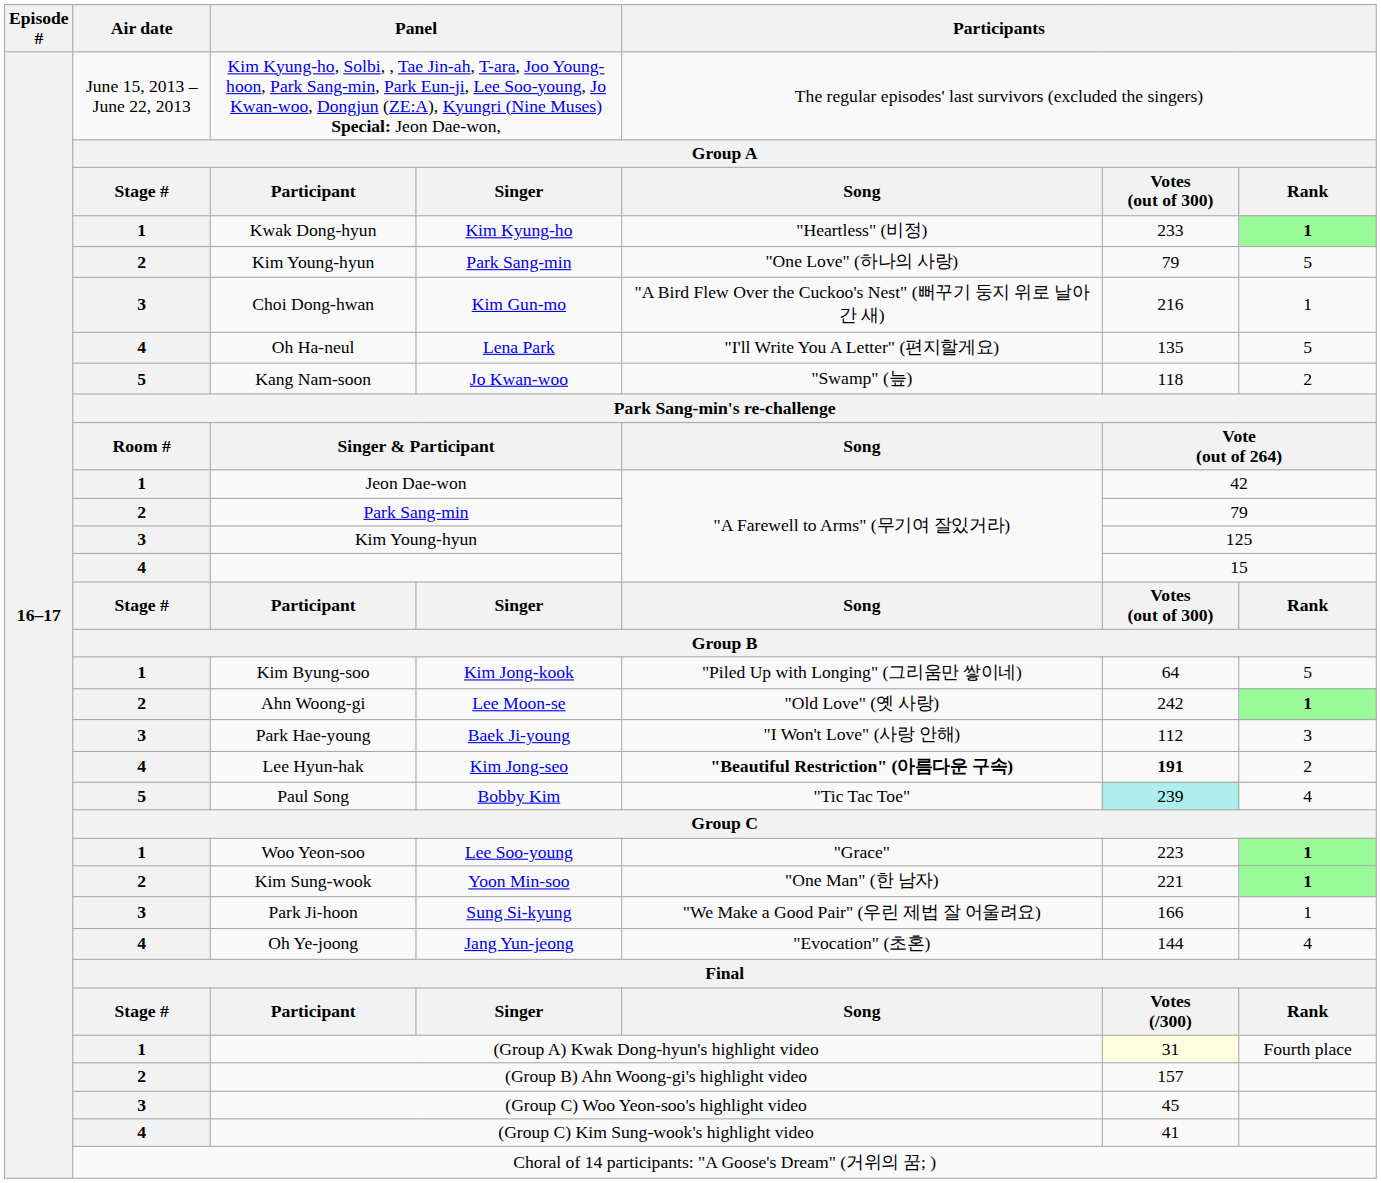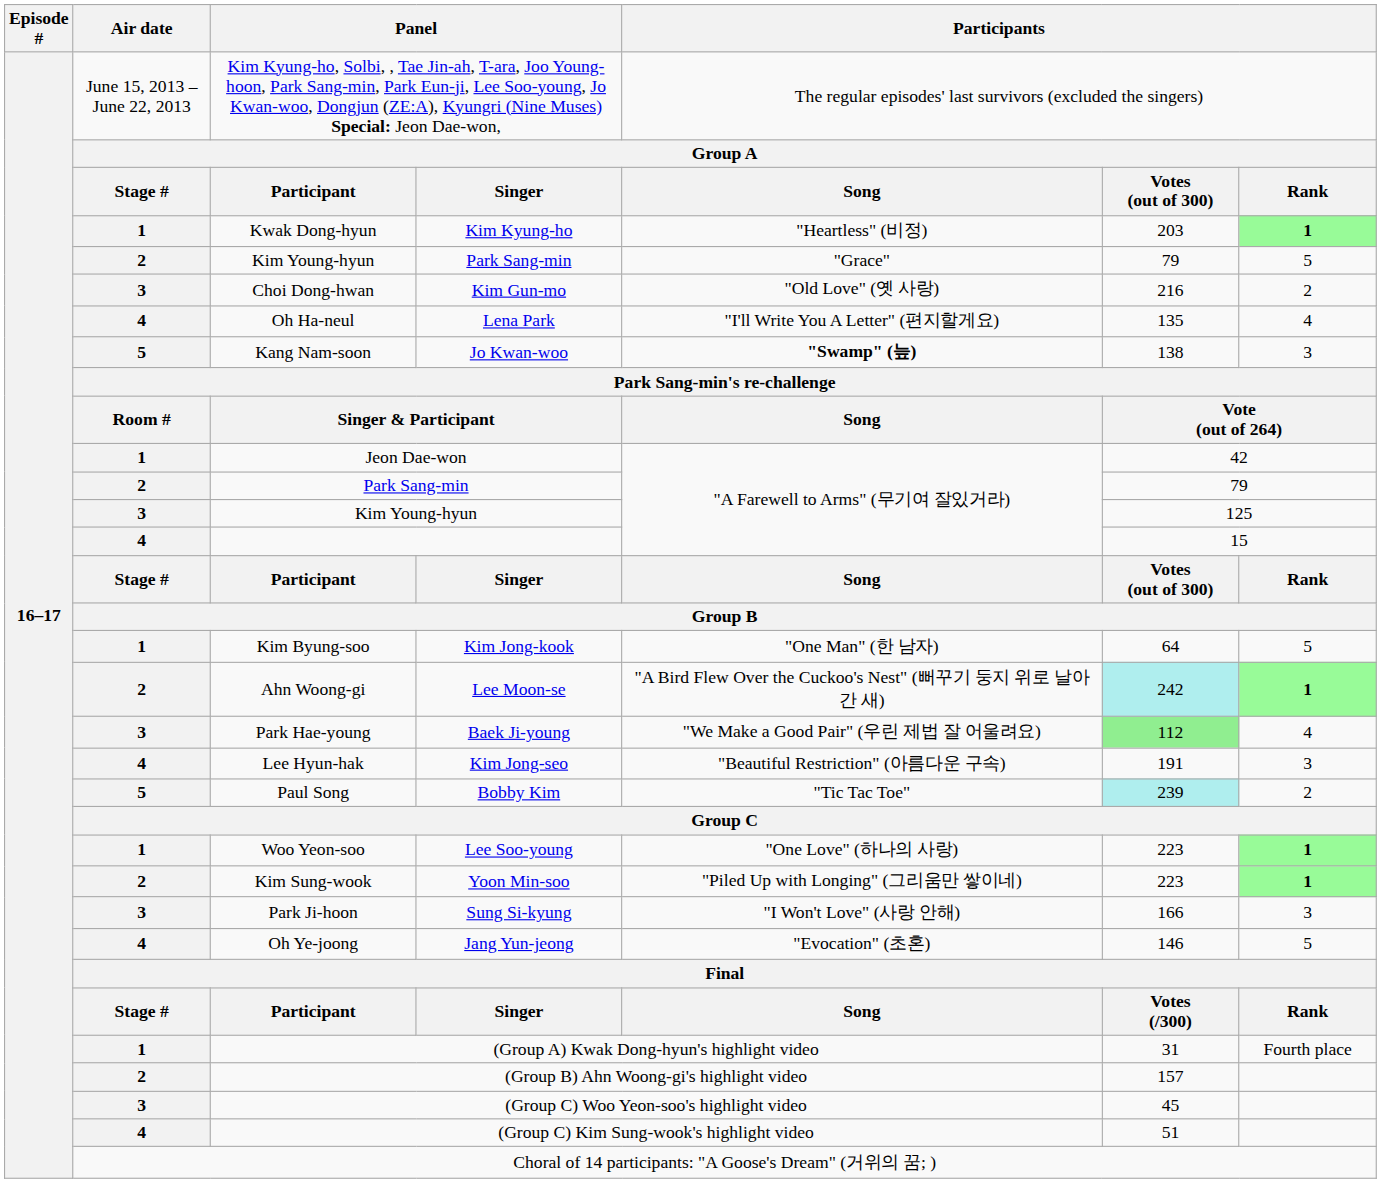(1170, 230) 233 -> (1170, 230) 203
(862, 261) "One Love" (하나의 사랑) -> (862, 260) "Grace"
(862, 304) "A Bird Flew Over the Cuckoo's Nest" (뻐꾸기 둥지 위로 날아간 새) -> (862, 289) "Old Love" (옛 사랑)
(1308, 304) 1 -> (1308, 289) 2
(1308, 347) 5 -> (1308, 321) 4
(862, 378) normal -> (862, 351) bold
(1170, 378) 118 -> (1170, 352) 138
(1308, 378) 2 -> (1308, 352) 3
(862, 672) "Piled Up with Longing" (그리움만 쌓이네) -> (862, 645) "One Man" (한 남자)
(862, 703) "Old Love" (옛 사랑) -> (862, 688) "A Bird Flew Over the Cuckoo's Nest" (뻐꾸기 둥지 위로 날아간 새)
(1170, 704) no background -> (1170, 689) paleturquoise background
(862, 734) "I Won't Love" (사랑 안해) -> (862, 731) "We Make a Good Pair" (우린 제법 잘 어울려요)
(1170, 735) no background -> (1170, 731) lightgreen background
(1308, 735) 3 -> (1308, 731) 4
(862, 765) bold -> (862, 762) normal
(1170, 766) bold -> (1170, 763) normal
(1308, 766) 2 -> (1308, 763) 3
(1308, 796) 4 -> (1308, 792) 2
(862, 851) "Grace" -> (862, 849) "One Love" (하나의 사랑)
(862, 880) "One Man" (한 남자) -> (862, 880) "Piled Up with Longing" (그리움만 쌓이네)
(1170, 881) 221 -> (1170, 881) 223
(862, 912) "We Make a Good Pair" (우린 제법 잘 어울려요) -> (862, 912) "I Won't Love" (사랑 안해)
(1308, 912) 1 -> (1308, 912) 3
(1170, 943) 144 -> (1170, 943) 146
(1308, 943) 4 -> (1308, 943) 5
(1170, 1049) lightyellow background -> (1170, 1049) no background
(1170, 1132) 41 -> (1170, 1132) 51
